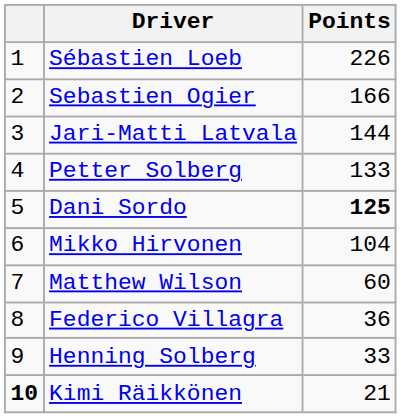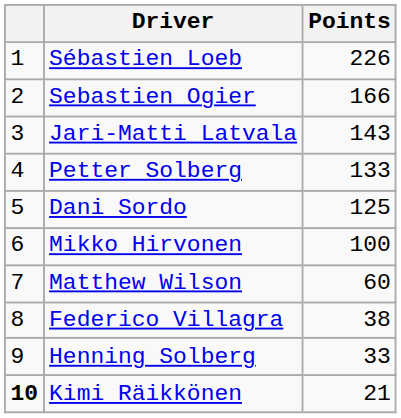(370, 135) 144 -> (370, 135) 143
(370, 209) bold -> (370, 209) normal
(370, 246) 104 -> (370, 246) 100
(377, 320) 36 -> (377, 320) 38
